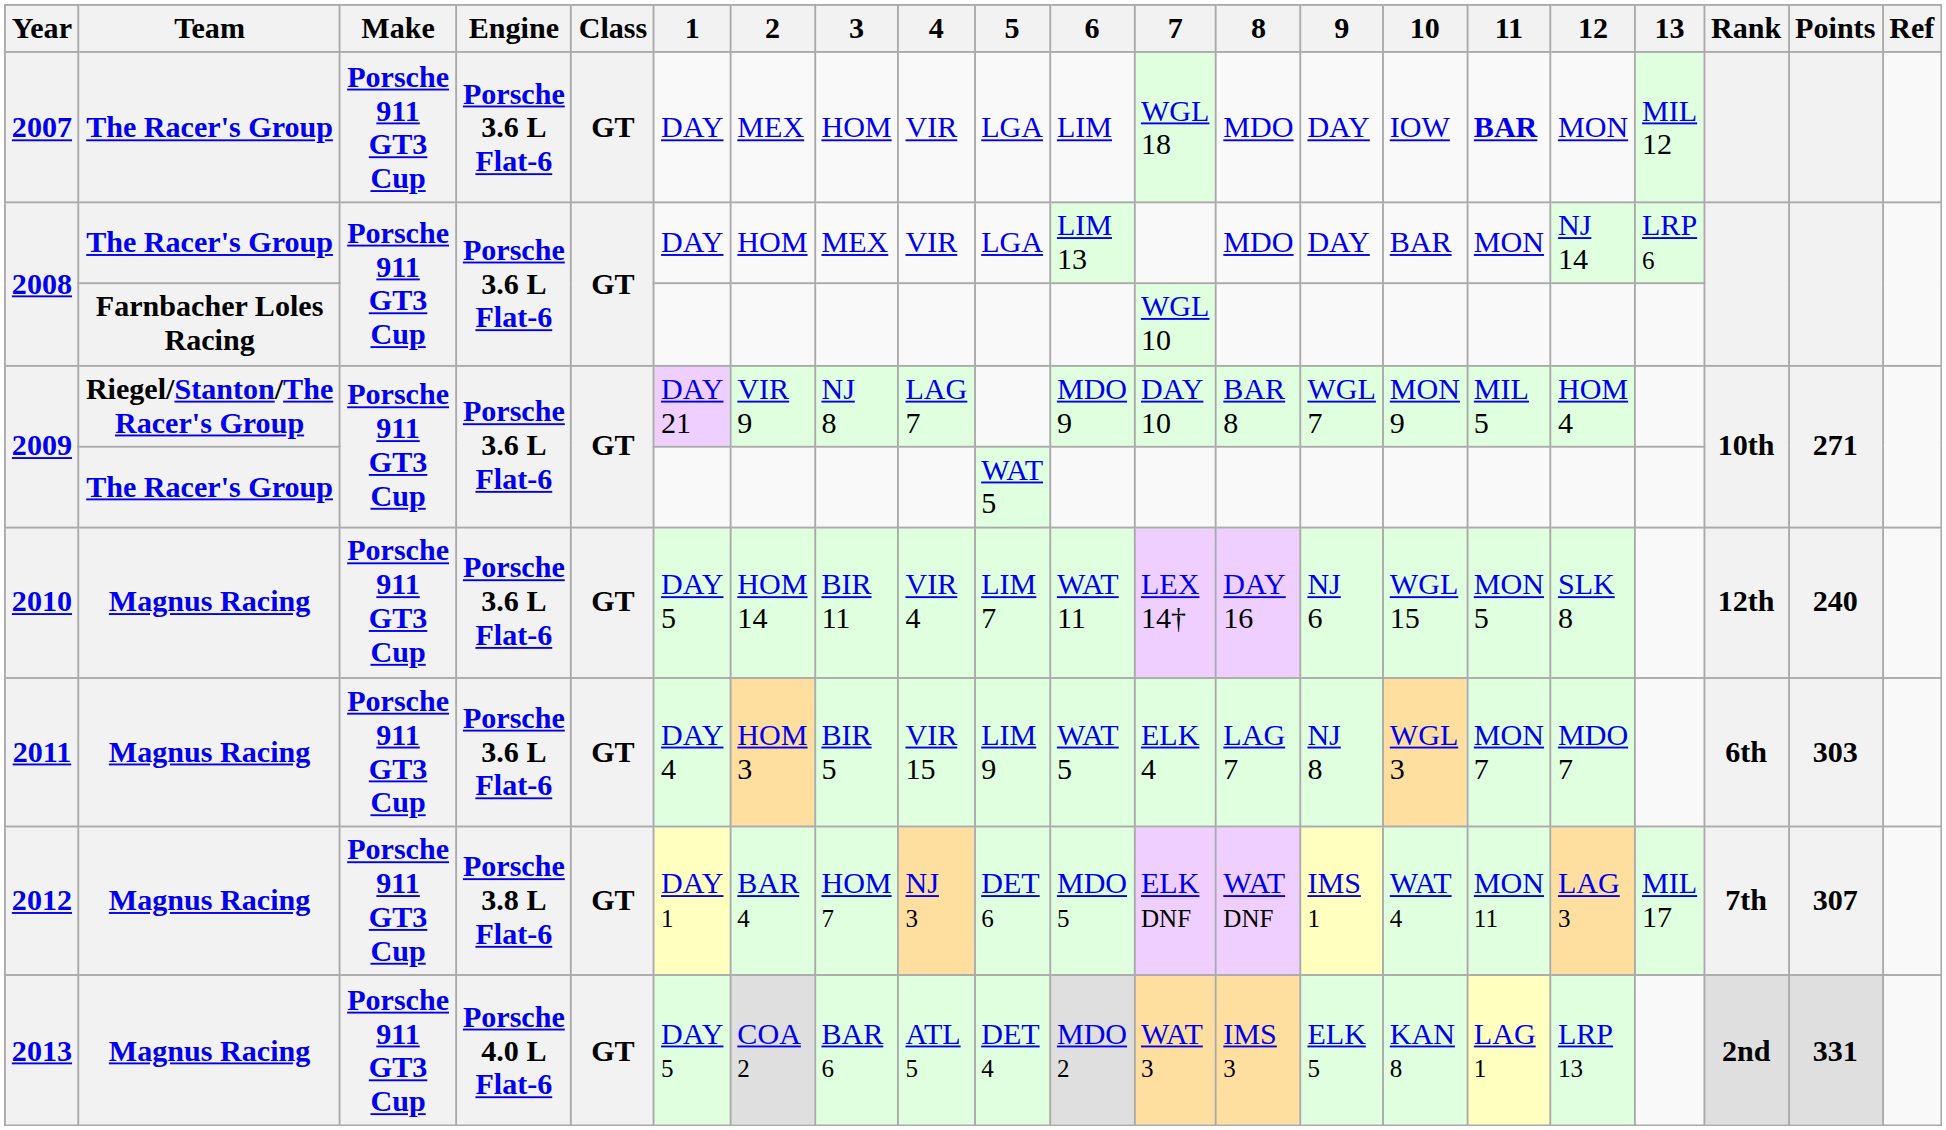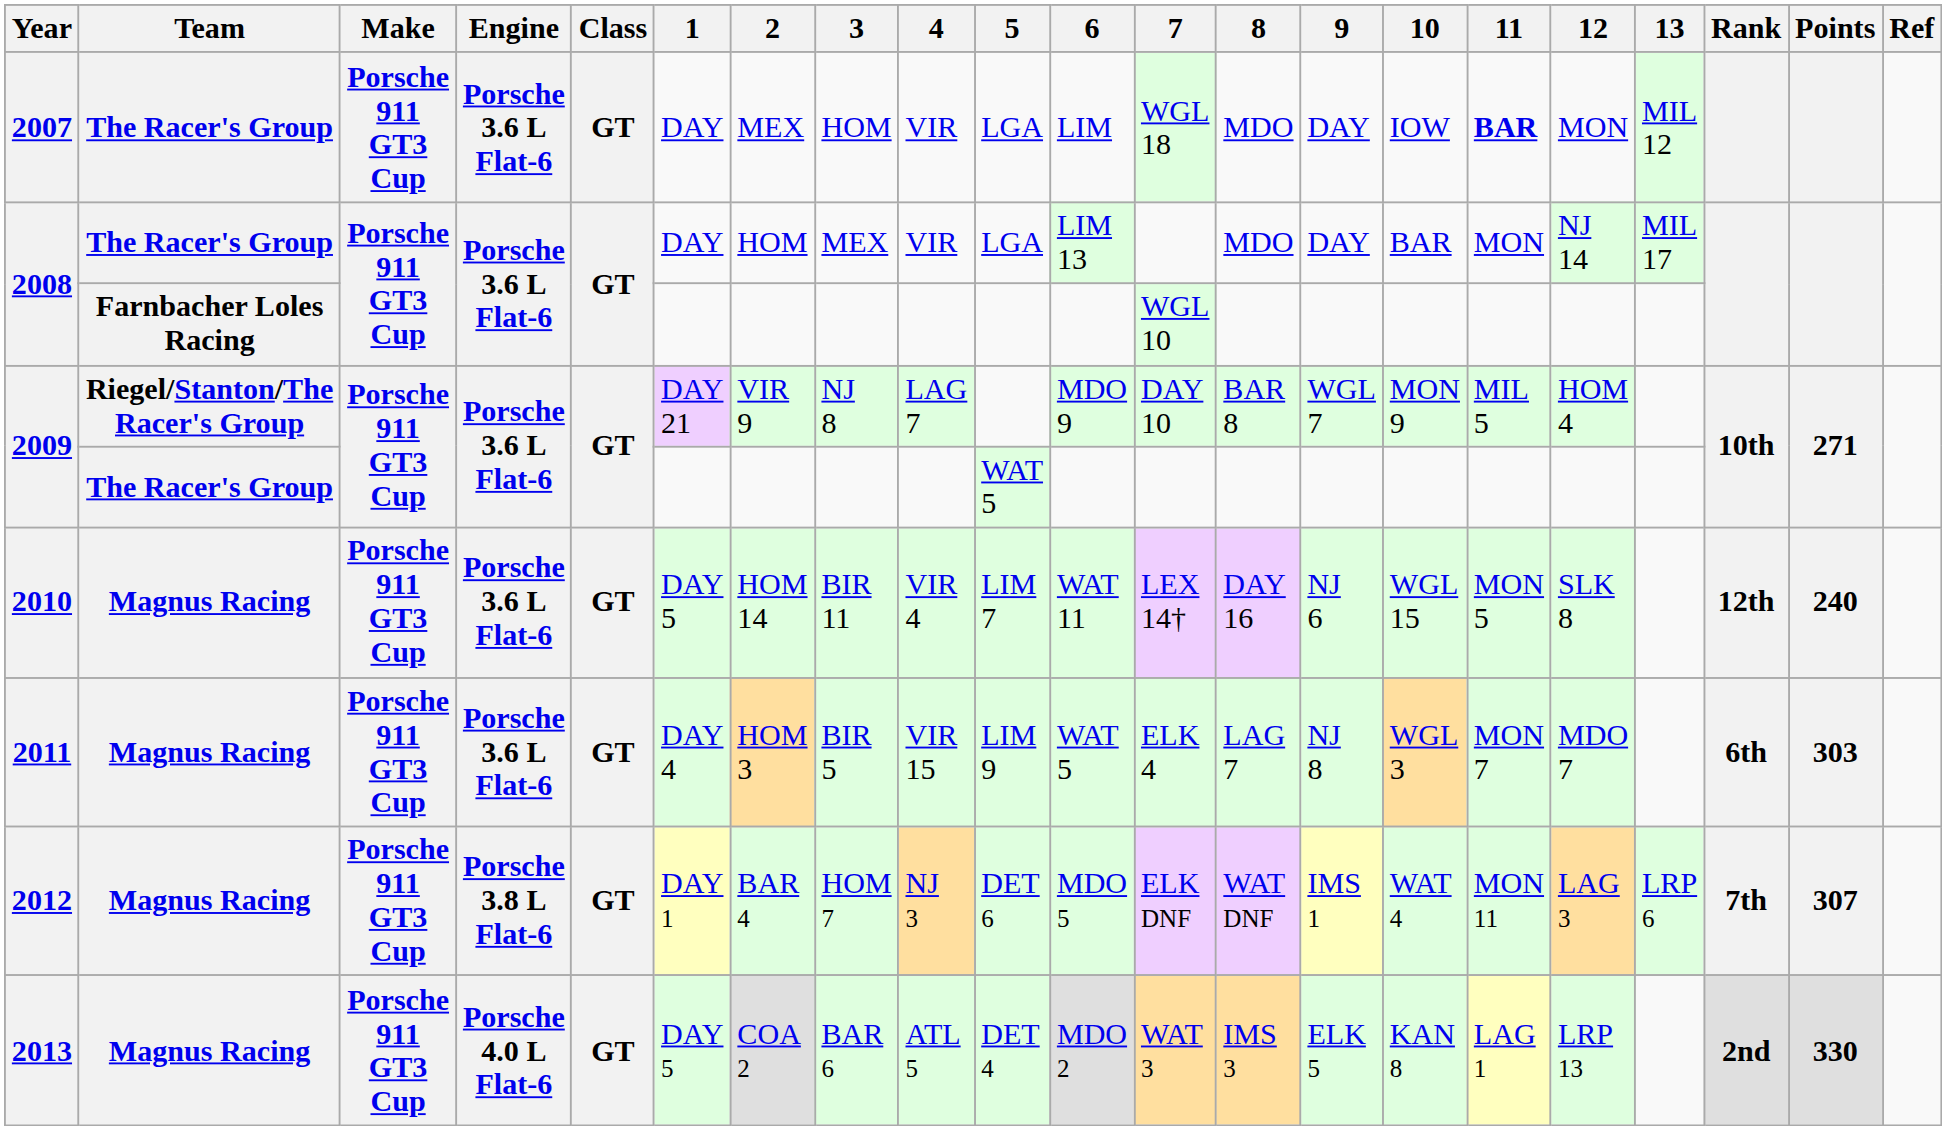(1670, 242) LRP 6 -> (1670, 242) MIL 17
(1670, 900) MIL 17 -> (1670, 900) LRP 6
(1835, 1049) 331 -> (1835, 1049) 330
